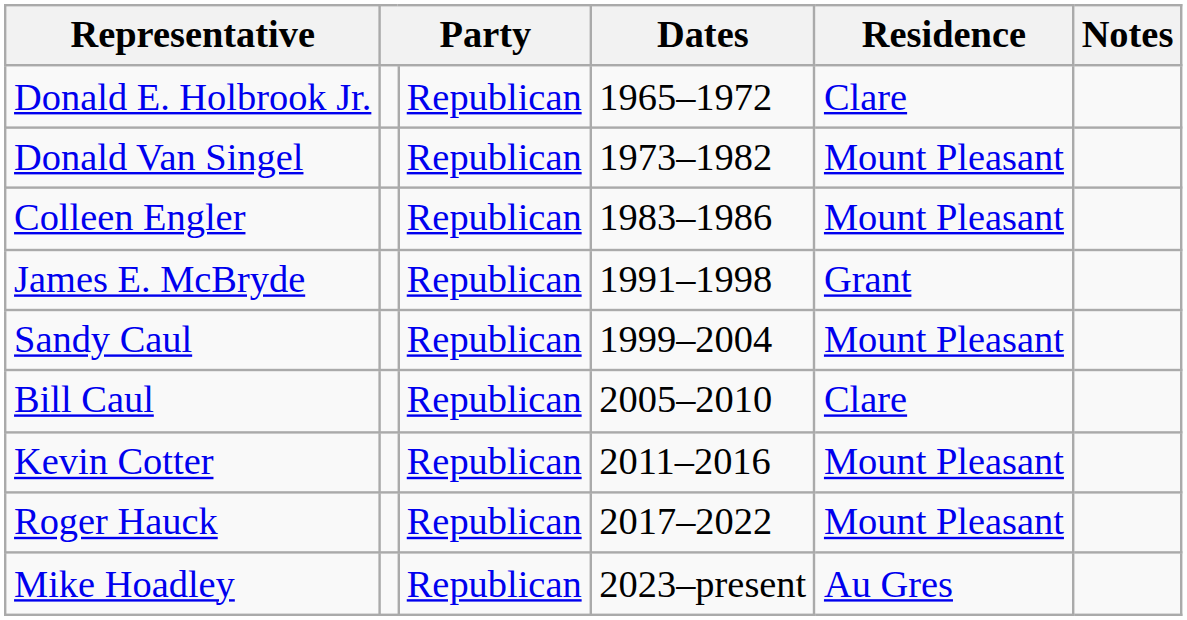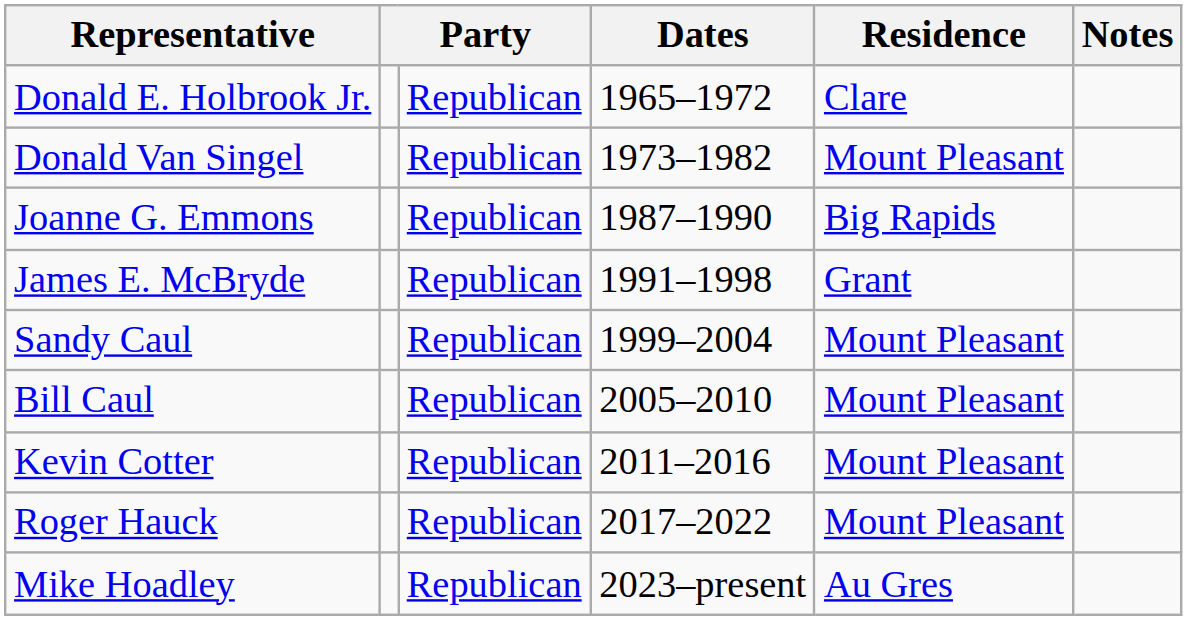- row: (130, 217)
+ row: (164, 217)
(866, 400) Clare -> (944, 400) Mount Pleasant
